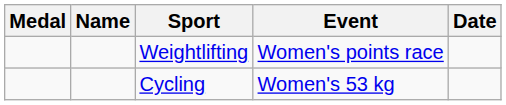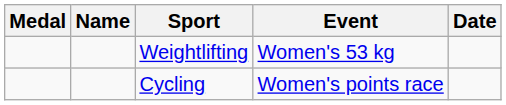(351, 52) Women's points race -> (326, 52) Women's 53 kg
(326, 84) Women's 53 kg -> (351, 84) Women's points race
